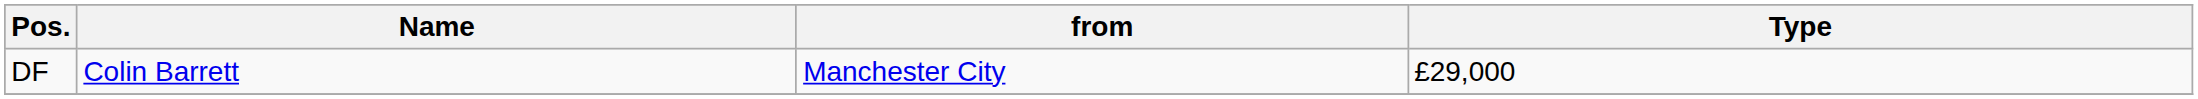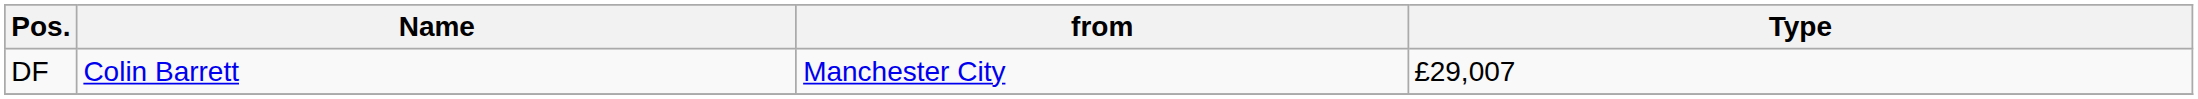(1465, 71) £29,000 -> (1465, 71) £29,007
